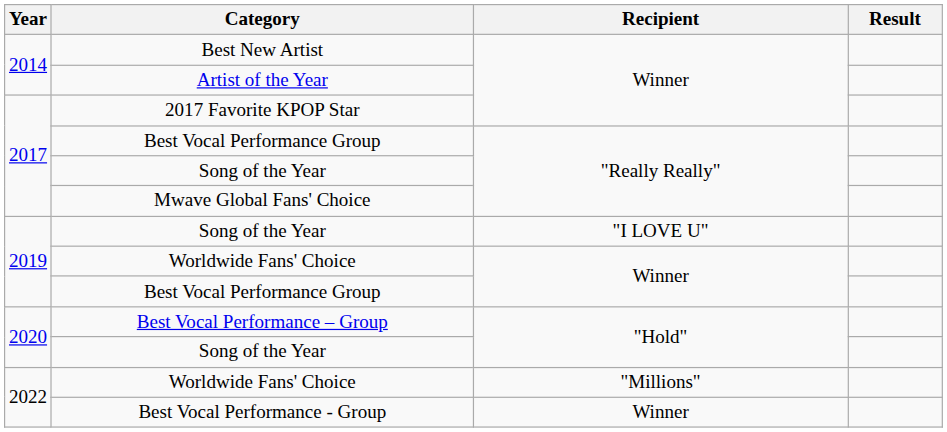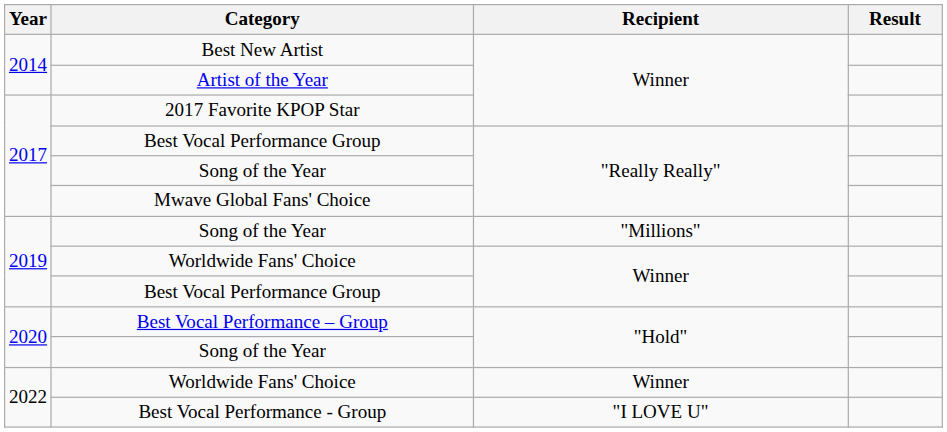(661, 230) "I LOVE U" -> (661, 230) "Millions"
(661, 381) "Millions" -> (661, 381) Winner
(661, 412) Winner -> (661, 412) "I LOVE U"
